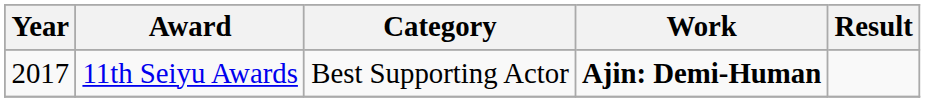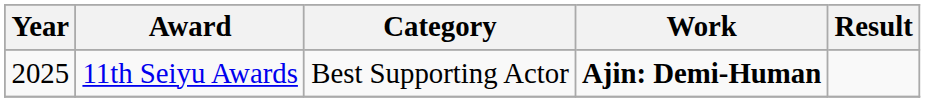(40, 73) 2017 -> (40, 73) 2025
